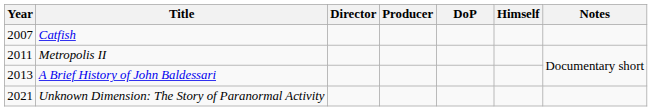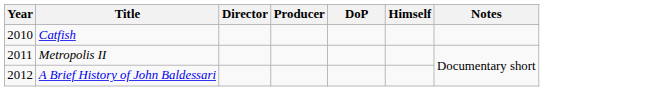(20, 34) 2007 -> (20, 34) 2010
(20, 75) 2013 -> (20, 75) 2012
- row: (182, 95)
